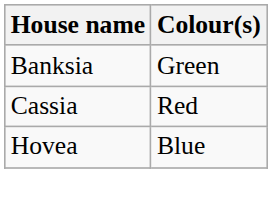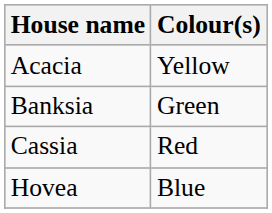+ row: (46, 65)
